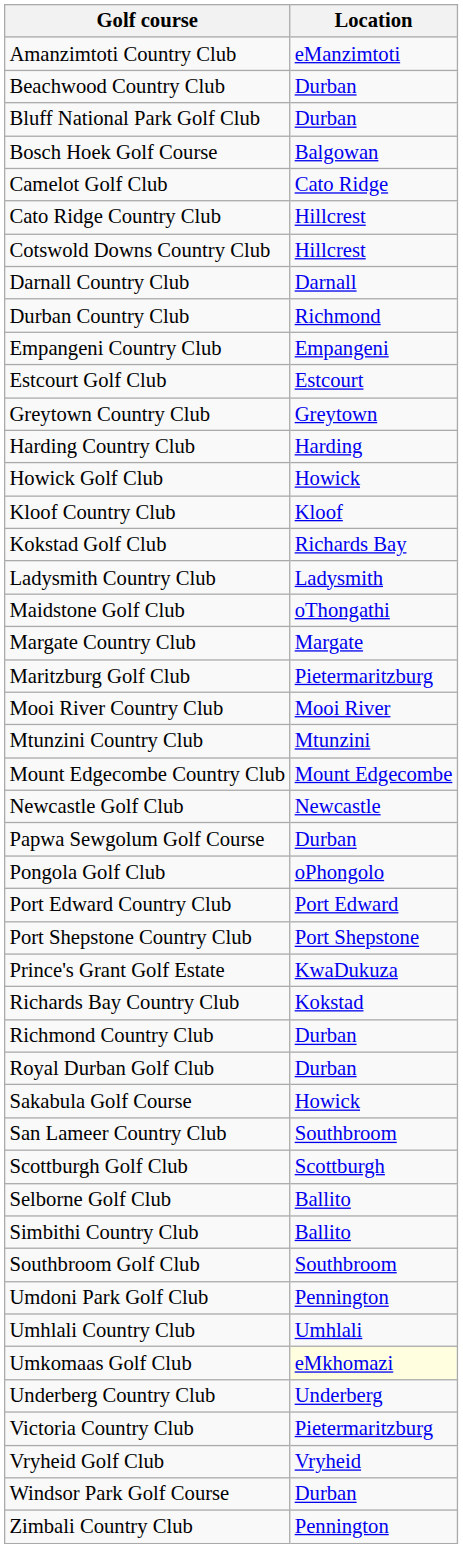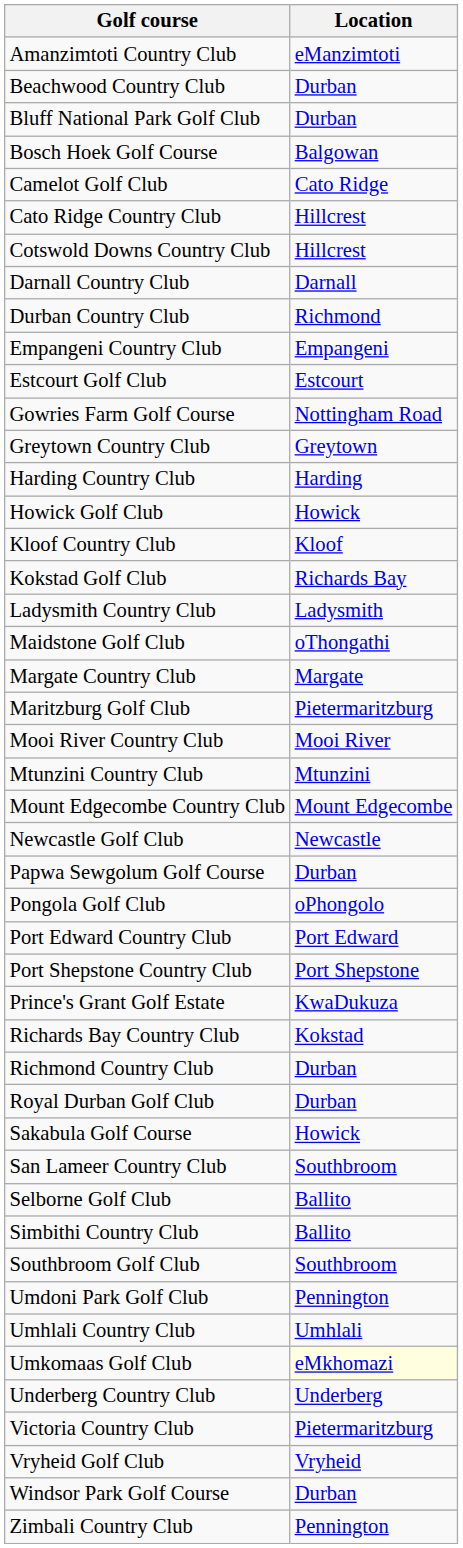+ row: (122, 413)
- row: (99, 1166)
